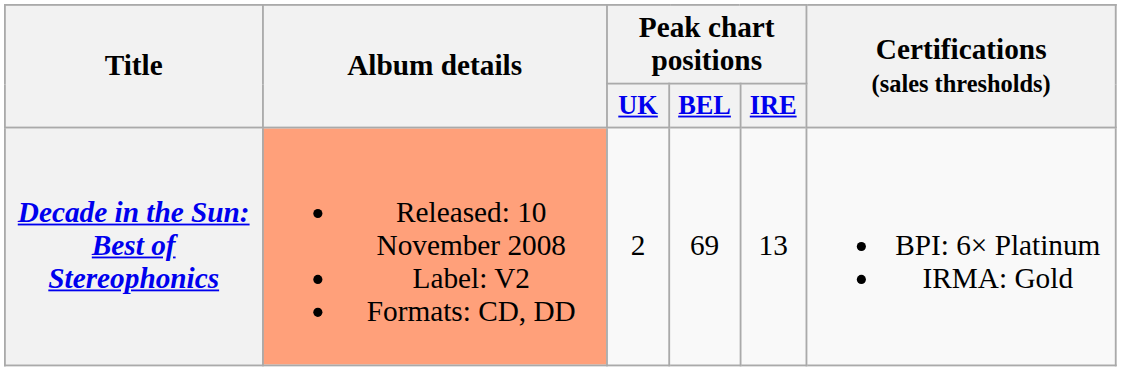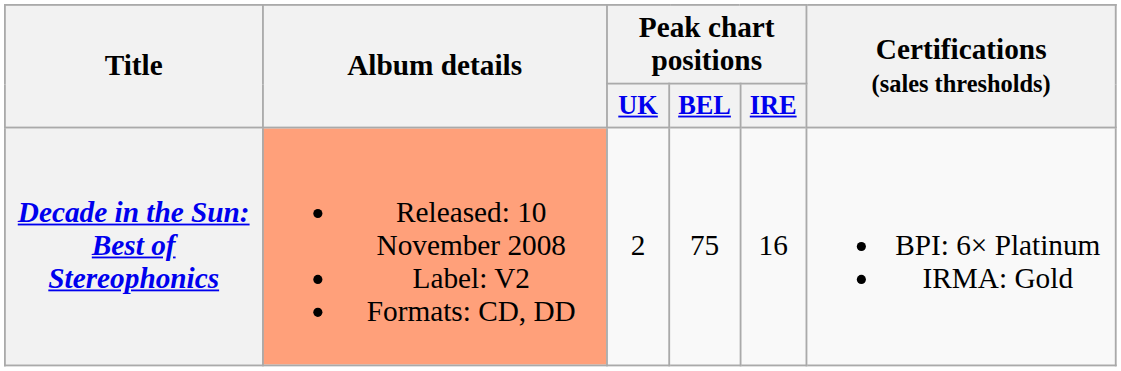(705, 245) 69 -> (705, 245) 75
(773, 245) 13 -> (773, 245) 16
